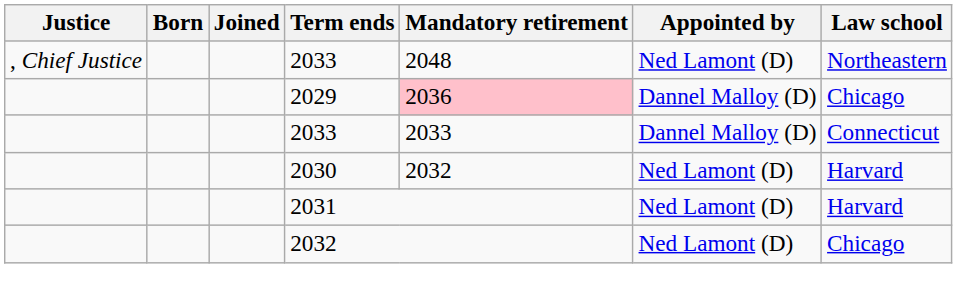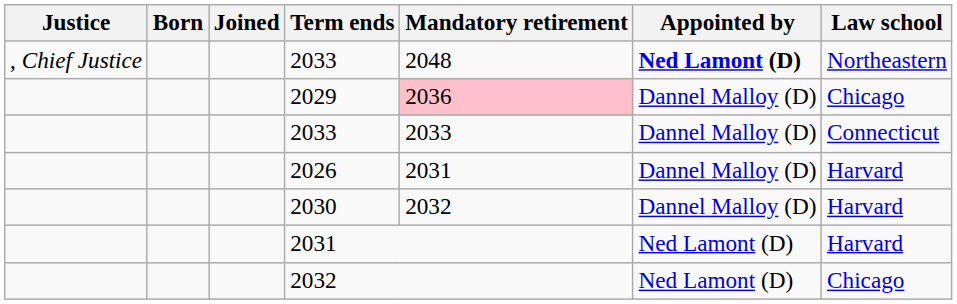(716, 59) normal -> (720, 59) bold
+ row: (76, 170)
(716, 170) Ned Lamont (D) -> (727, 206) Dannel Malloy (D)
